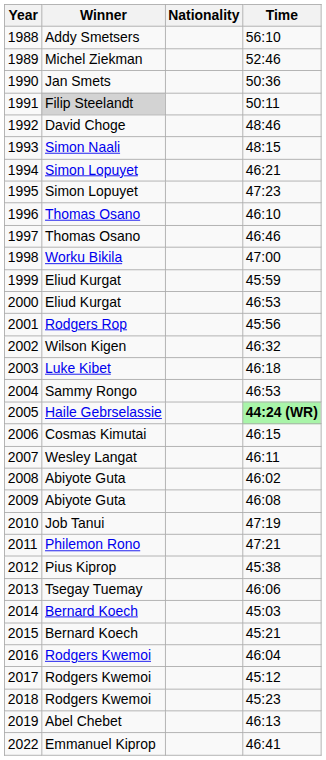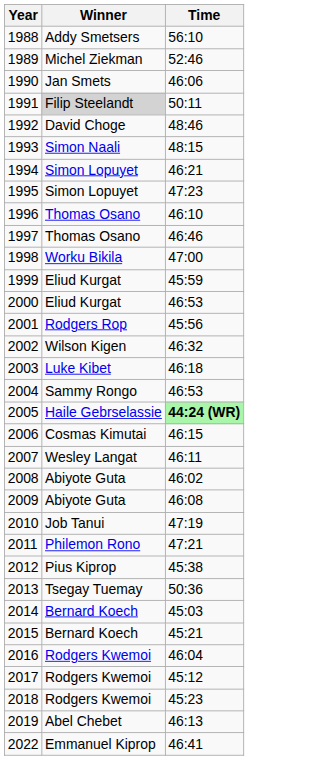- column: (204, 15)
(263, 81) 50:36 -> (186, 81) 46:06
(263, 589) 46:06 -> (186, 589) 50:36
